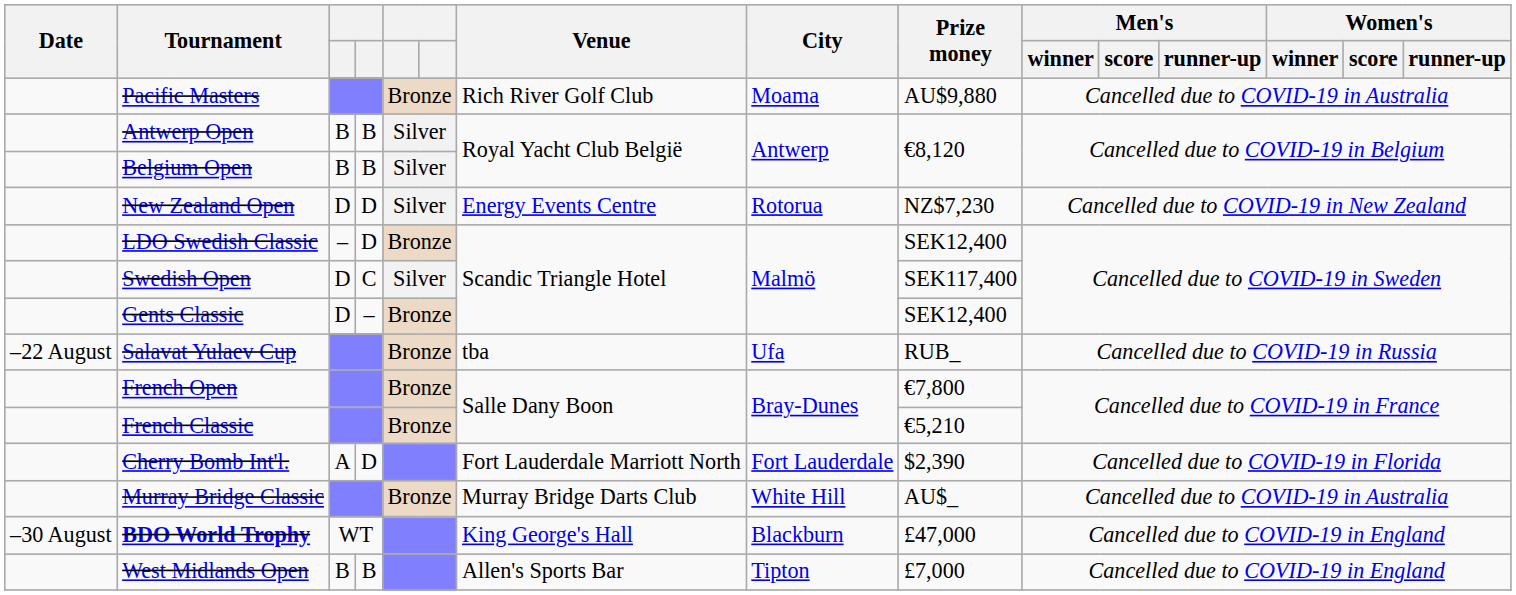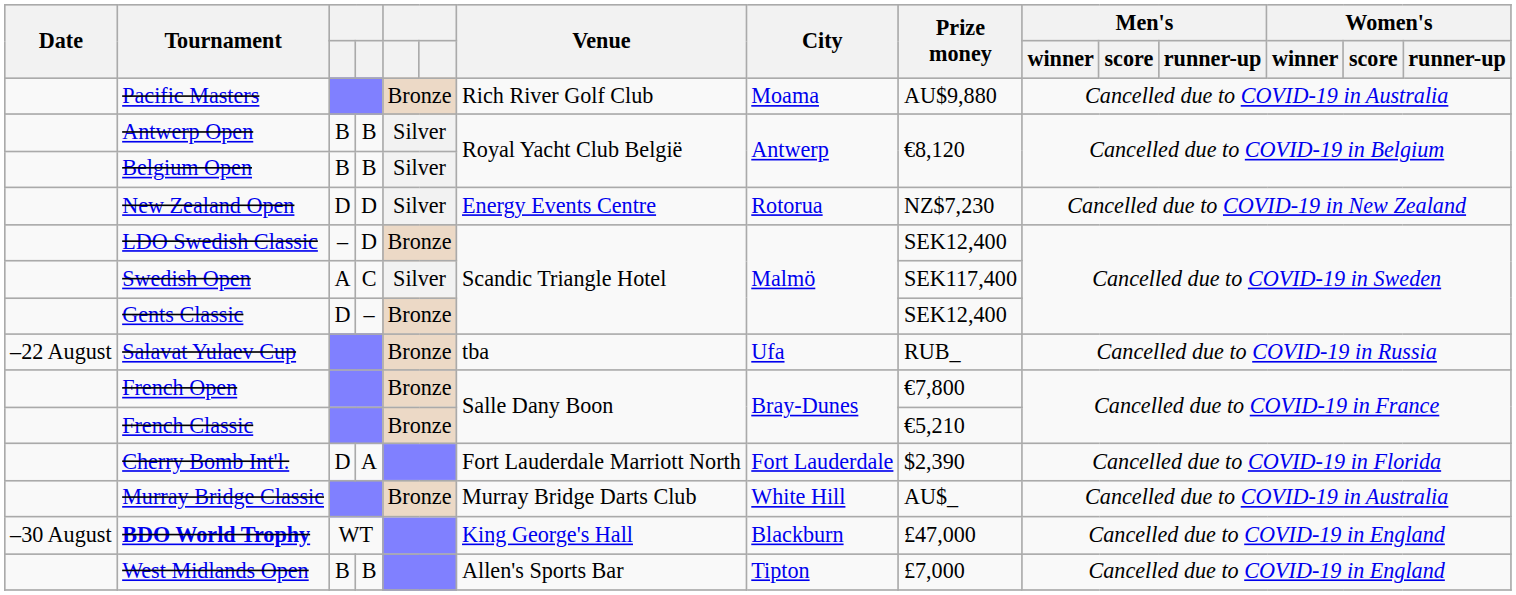(343, 278) D -> (343, 278) A
(343, 461) A -> (343, 461) D
(369, 461) D -> (369, 461) A
